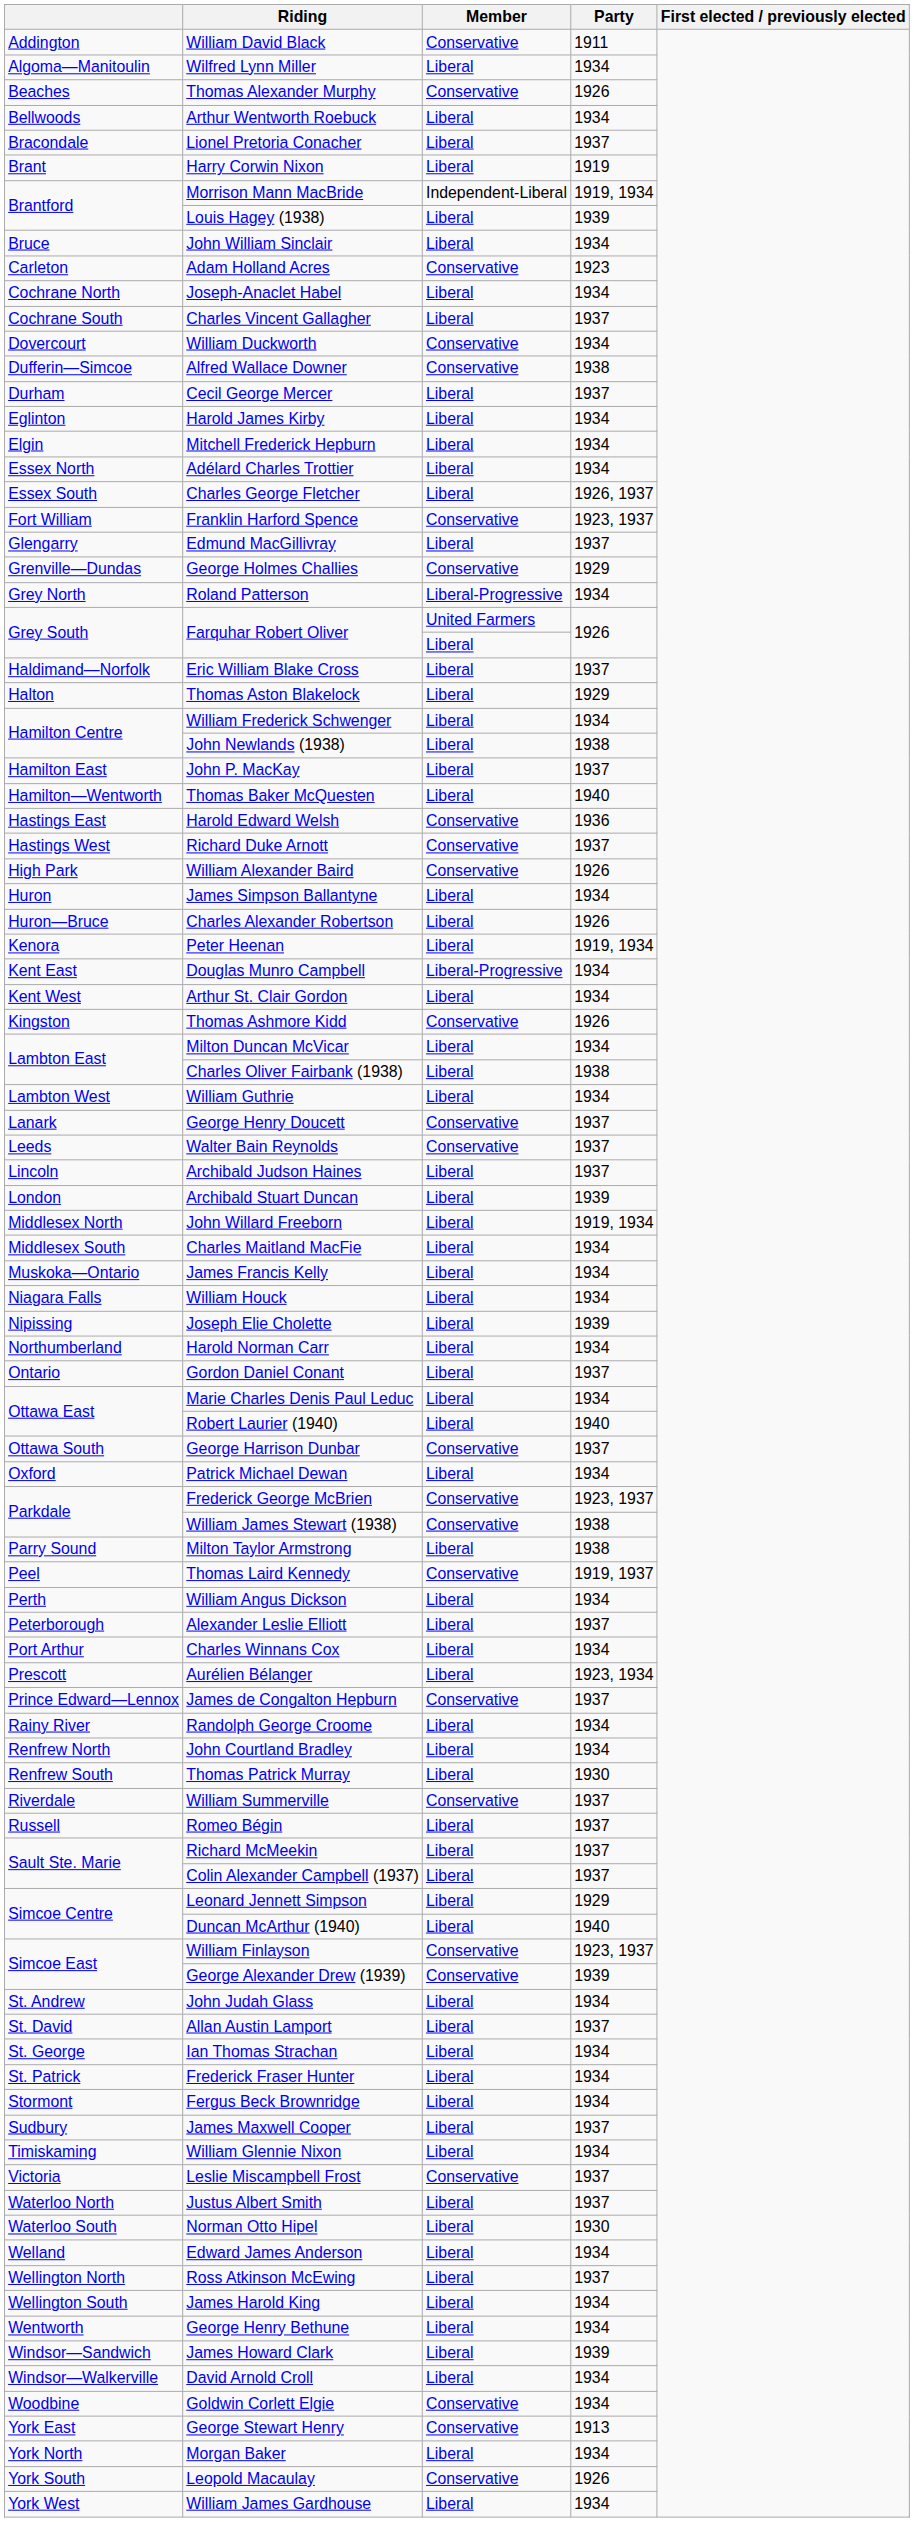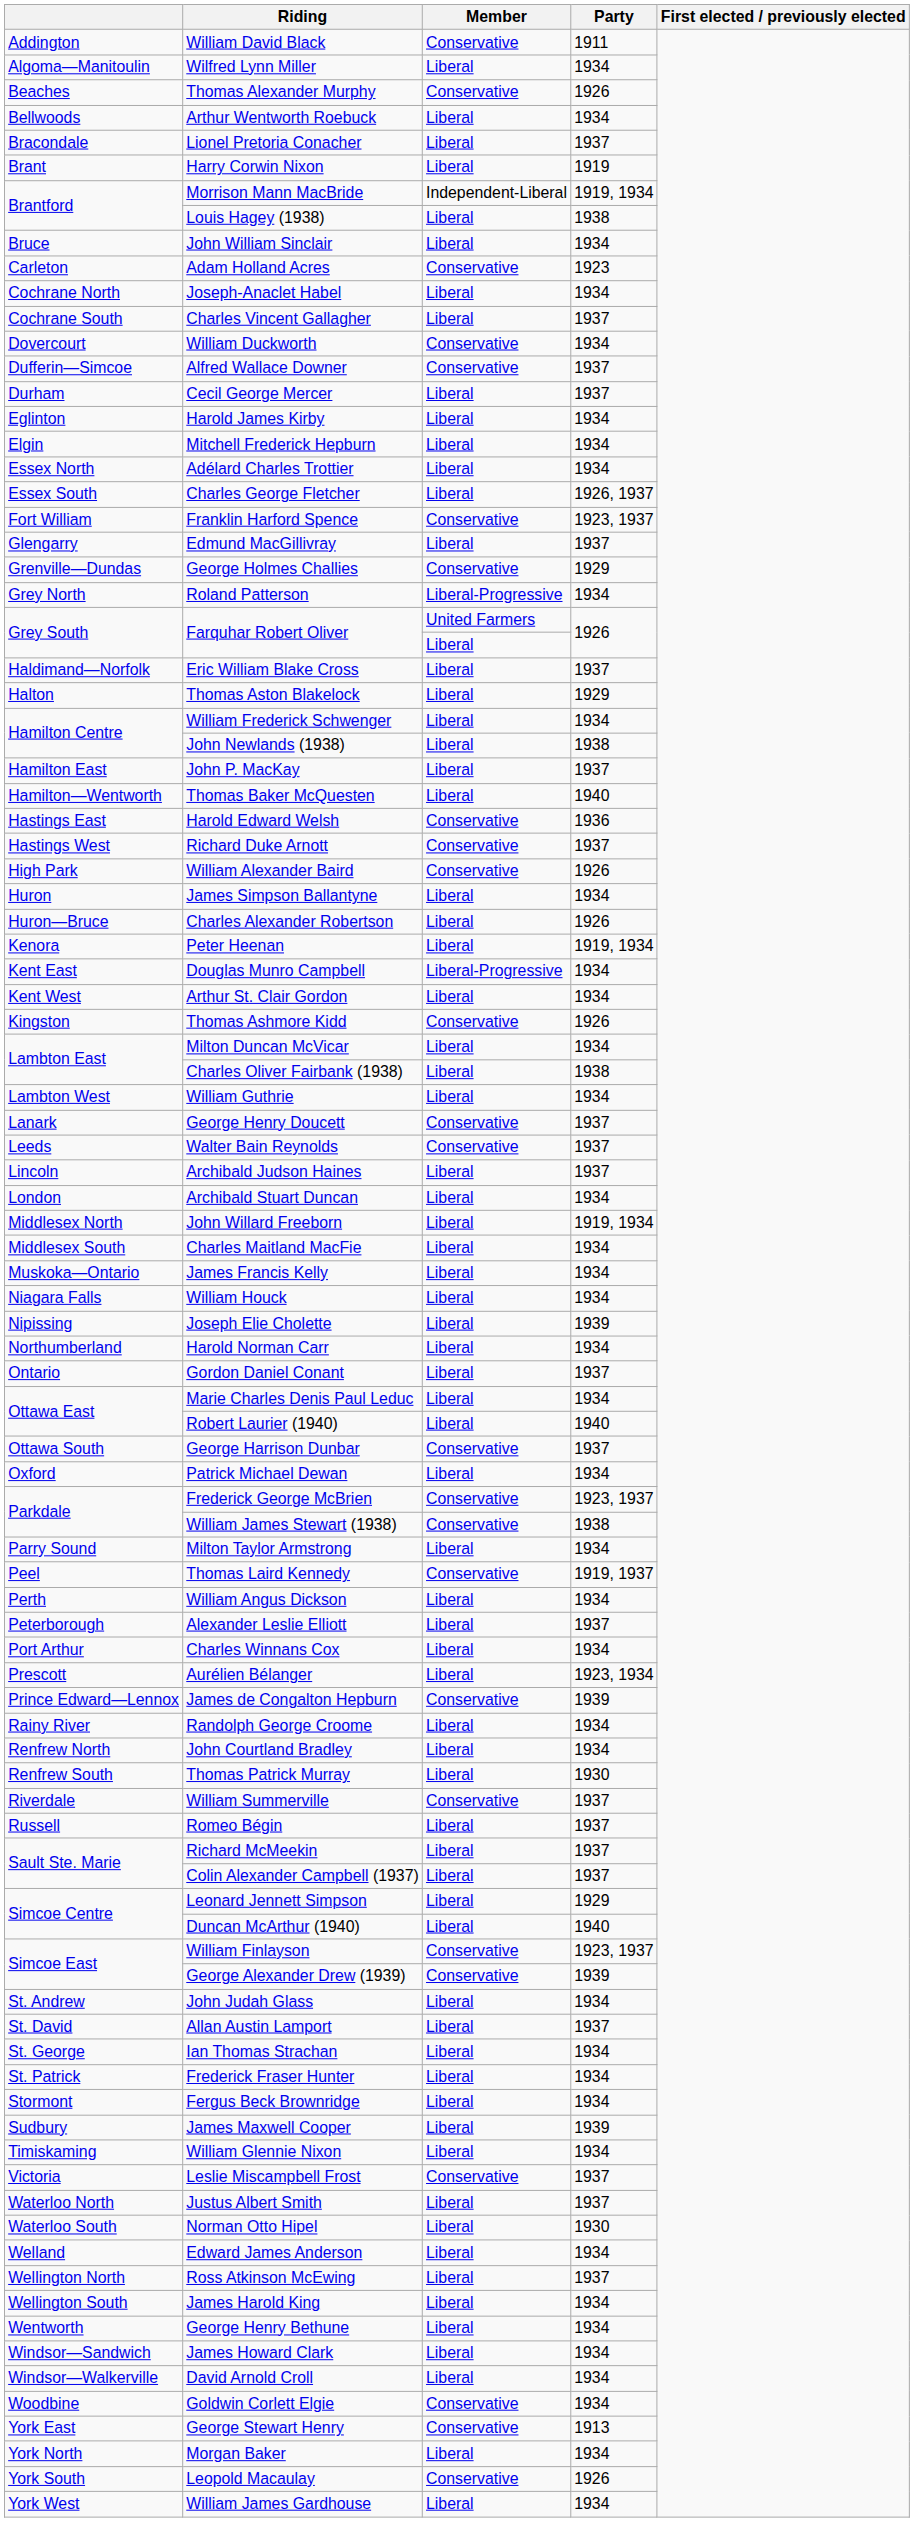(592, 218) 1939 -> (592, 218) 1938
(592, 368) 1938 -> (592, 368) 1937
(592, 1197) 1939 -> (592, 1197) 1934
(592, 1549) 1938 -> (592, 1549) 1934
(592, 1700) 1937 -> (592, 1700) 1939
(592, 2127) 1937 -> (592, 2127) 1939
(592, 2353) 1939 -> (592, 2353) 1934
